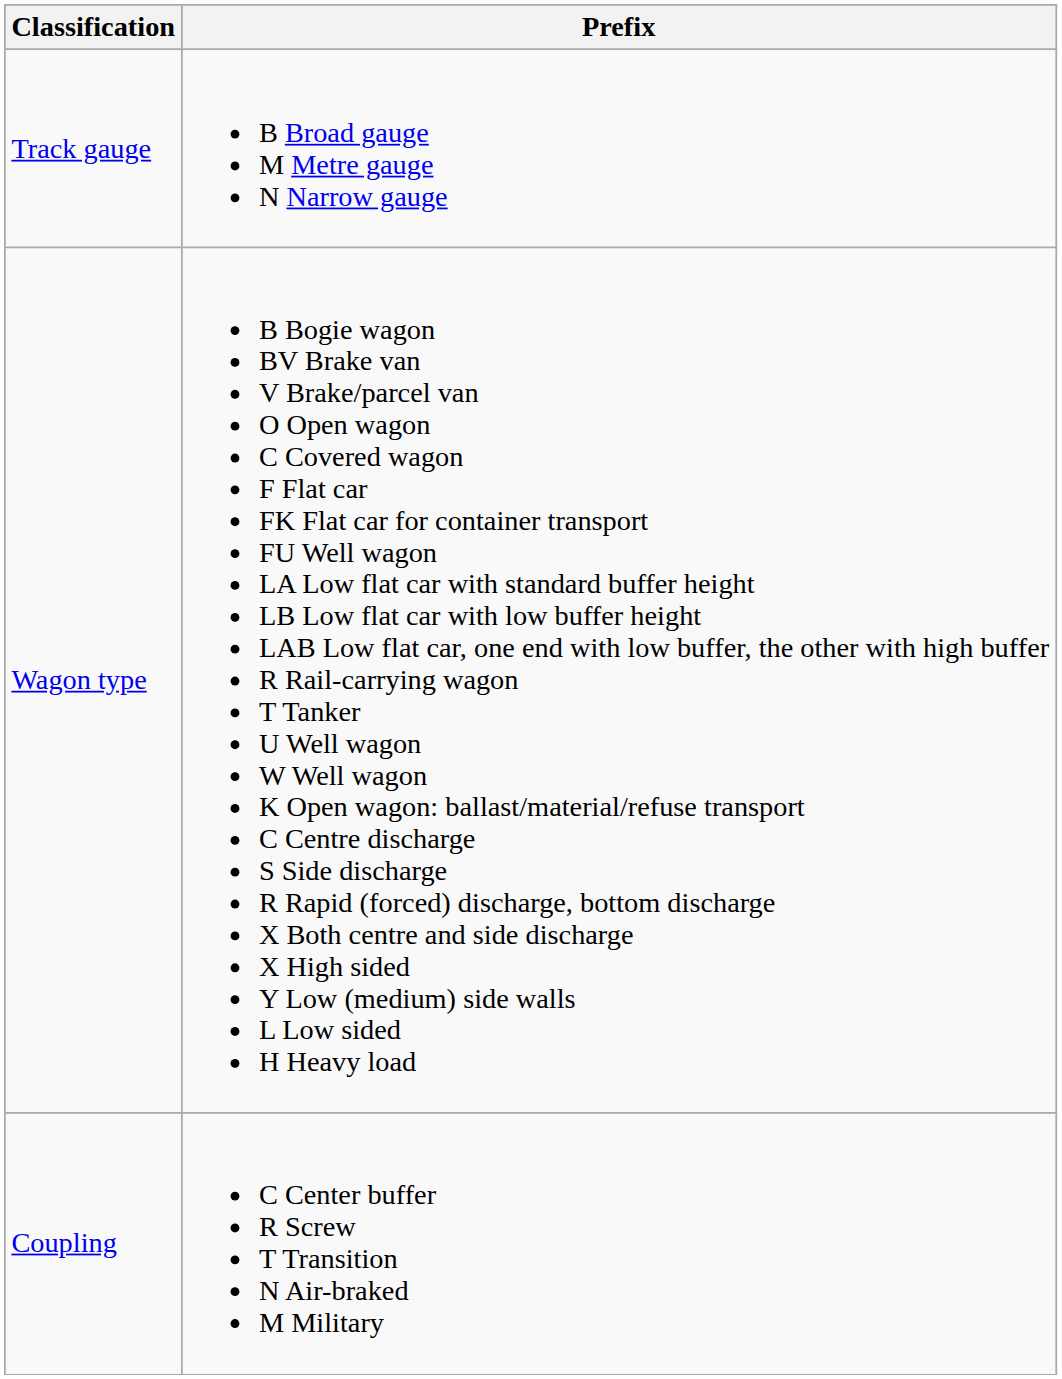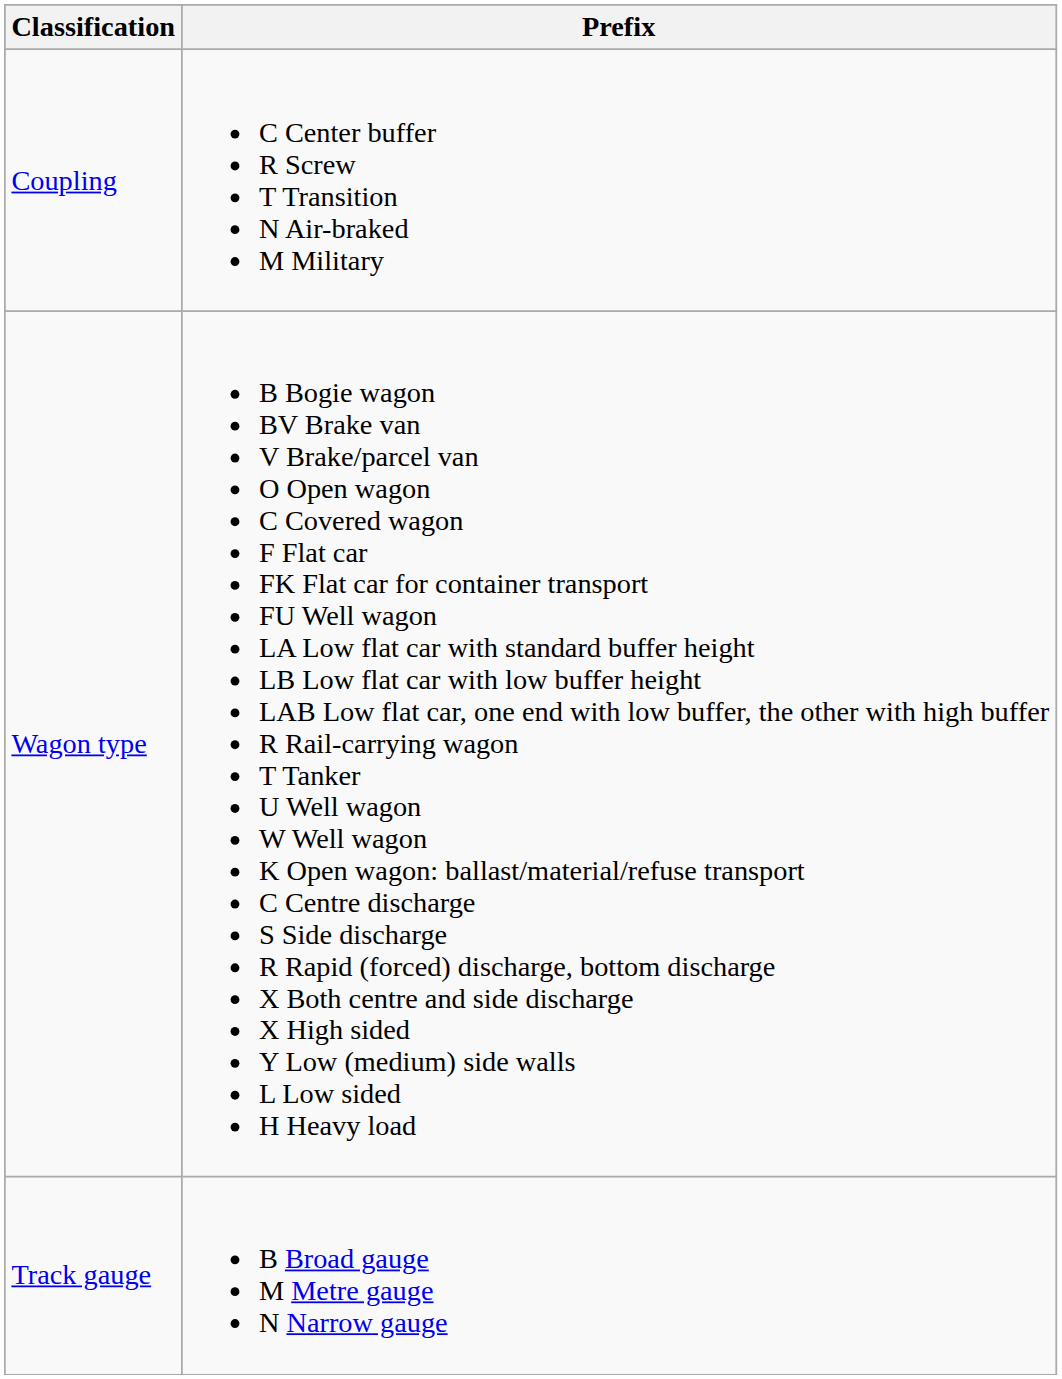rows swapped: (81, 147) <-> (64, 1243)
